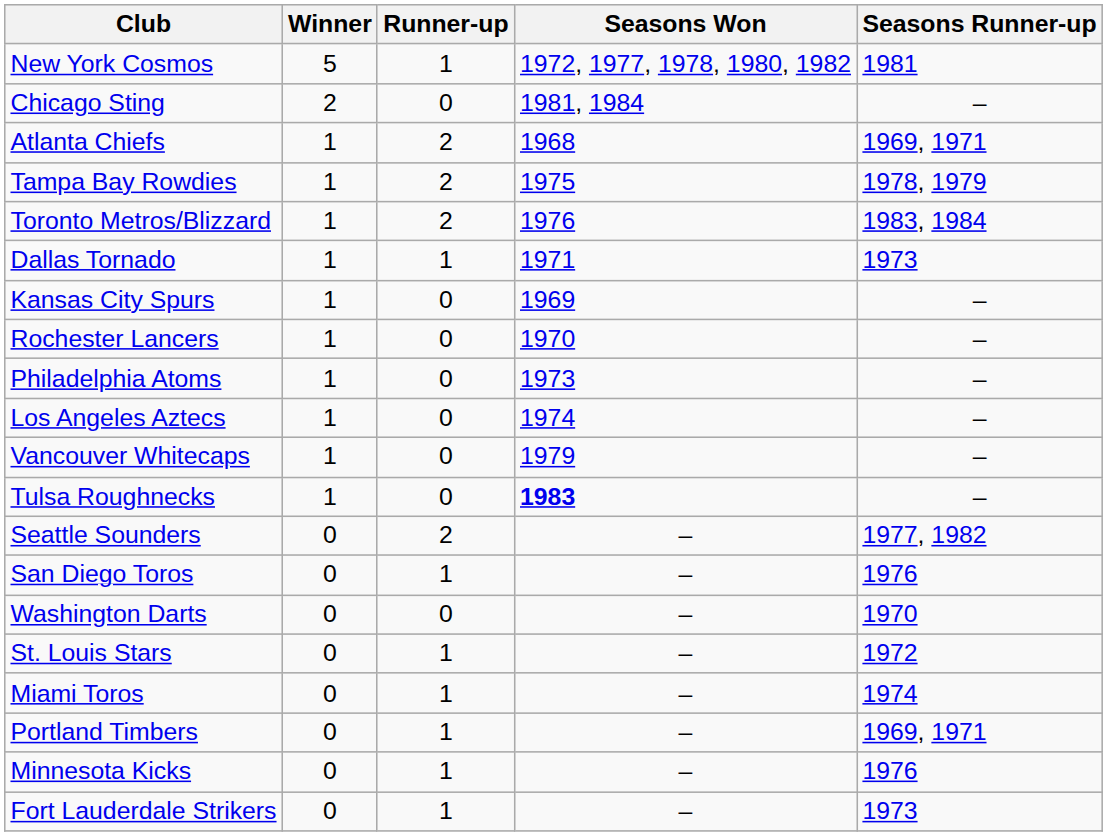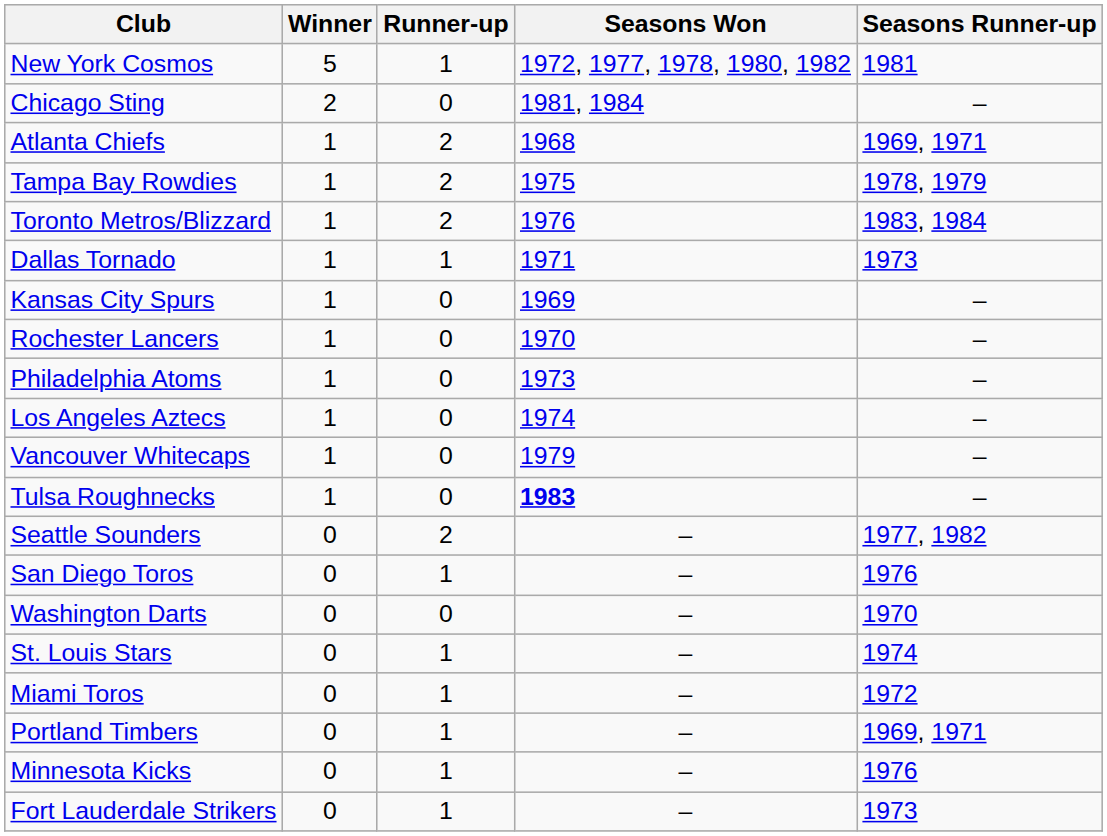(890, 653) 1972 -> (890, 653) 1974
(890, 692) 1974 -> (890, 692) 1972
